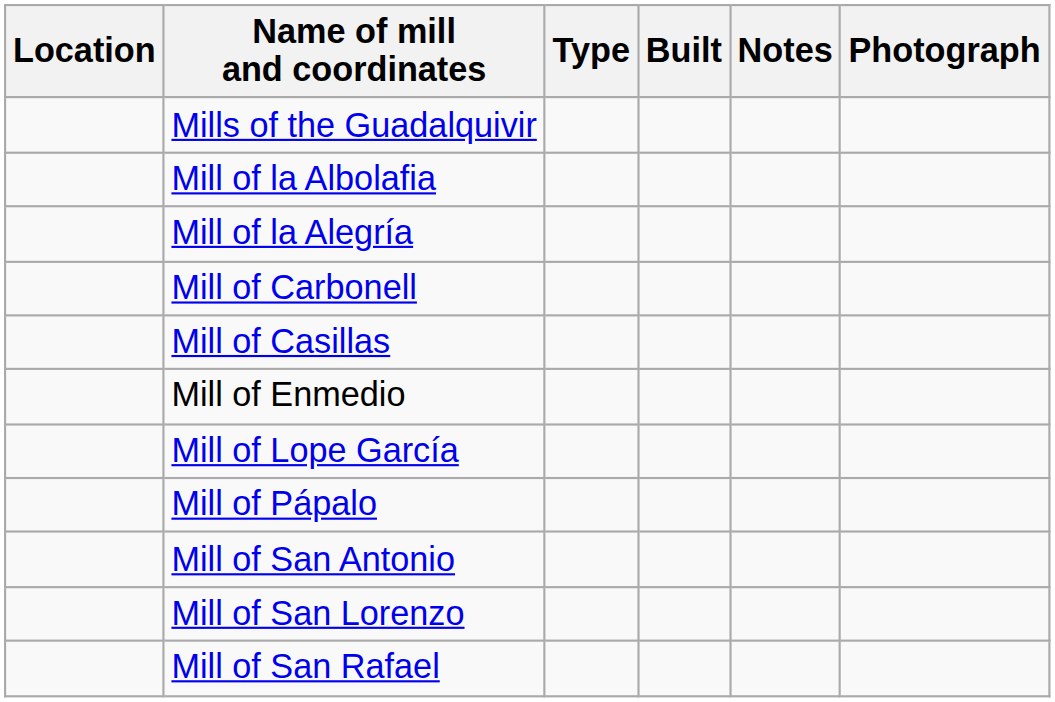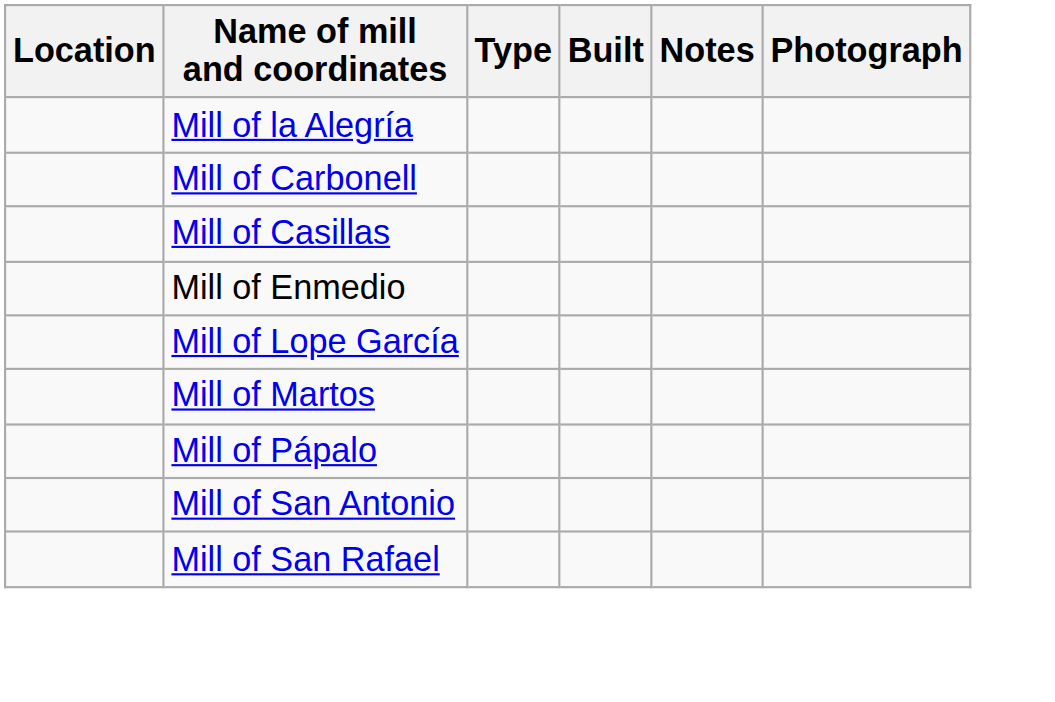- row: (354, 124)
- row: (304, 178)
+ row: (273, 395)
- row: (318, 613)
